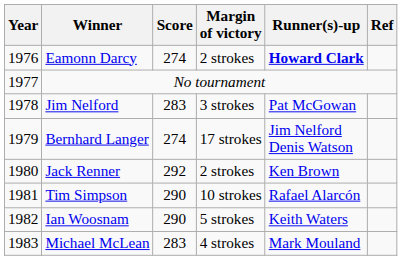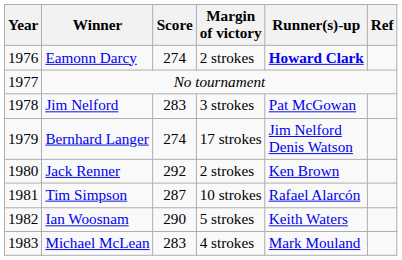(175, 195) 290 -> (175, 195) 287
